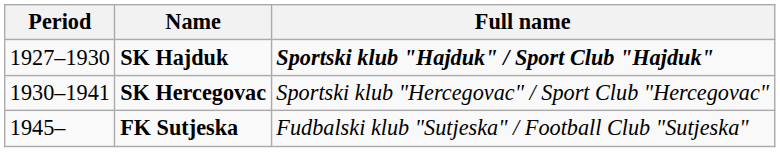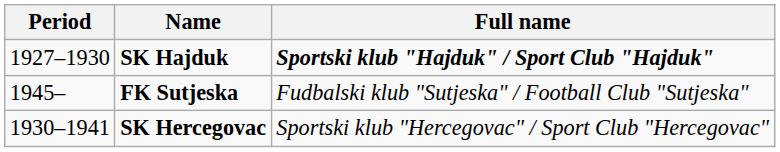rows swapped: (193, 92) <-> (179, 127)
